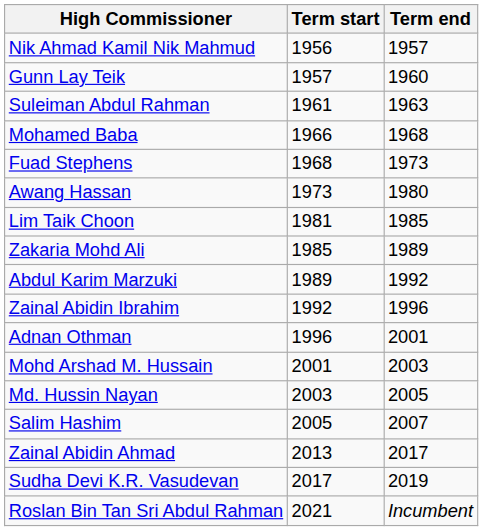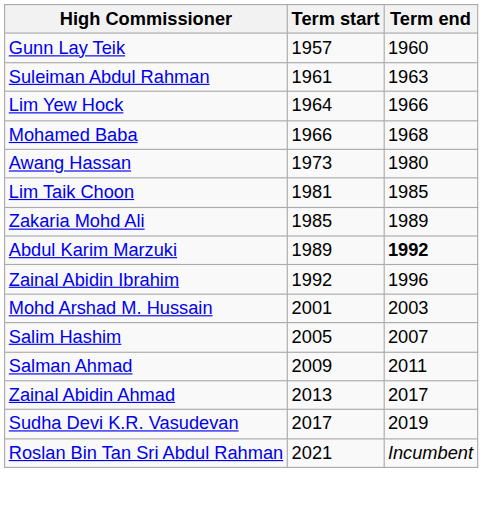- row: (132, 47)
+ row: (66, 105)
- row: (71, 163)
(408, 279) normal -> (408, 250) bold
- row: (70, 337)
- row: (83, 395)
+ row: (71, 366)
